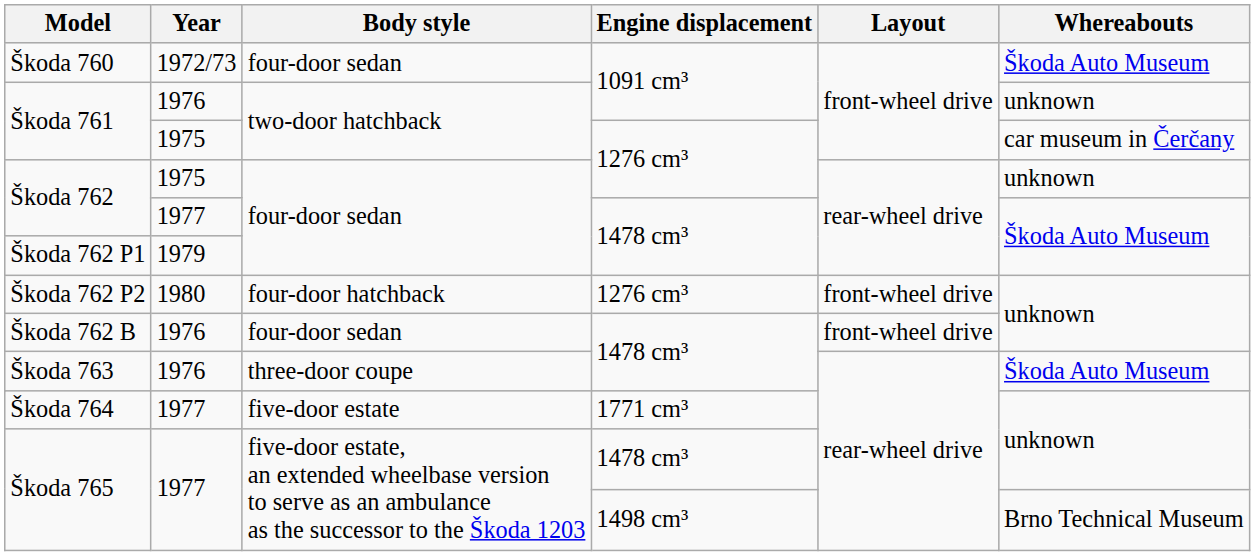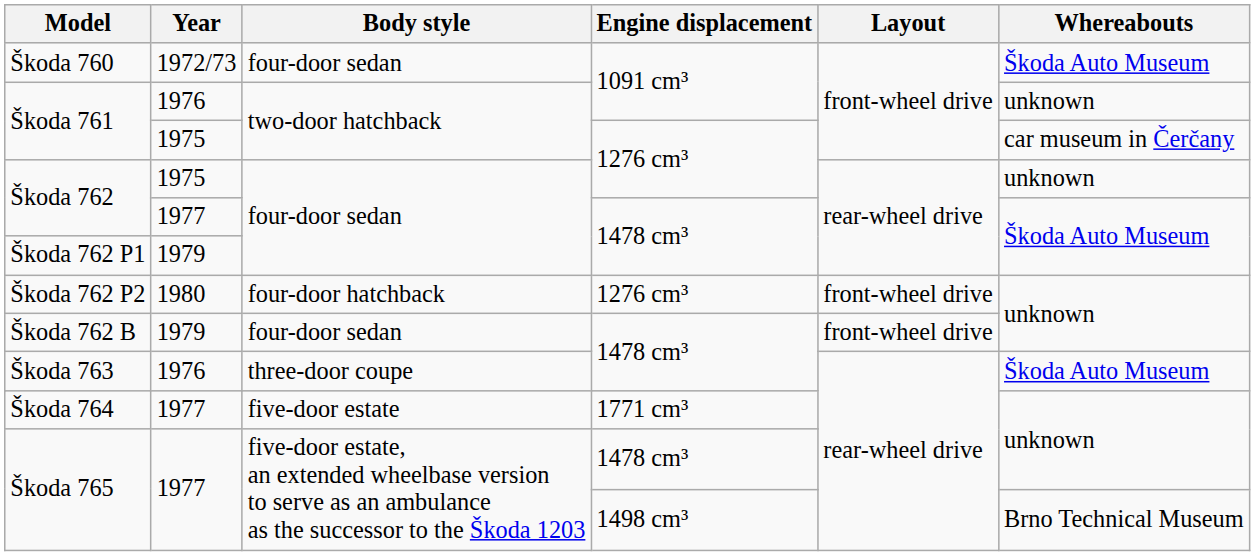(181, 332) 1976 -> (181, 332) 1979
